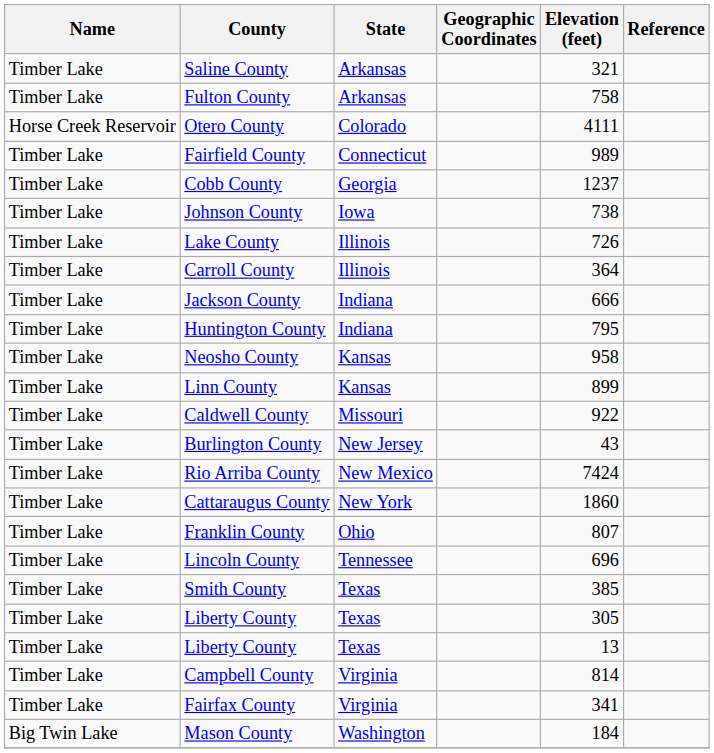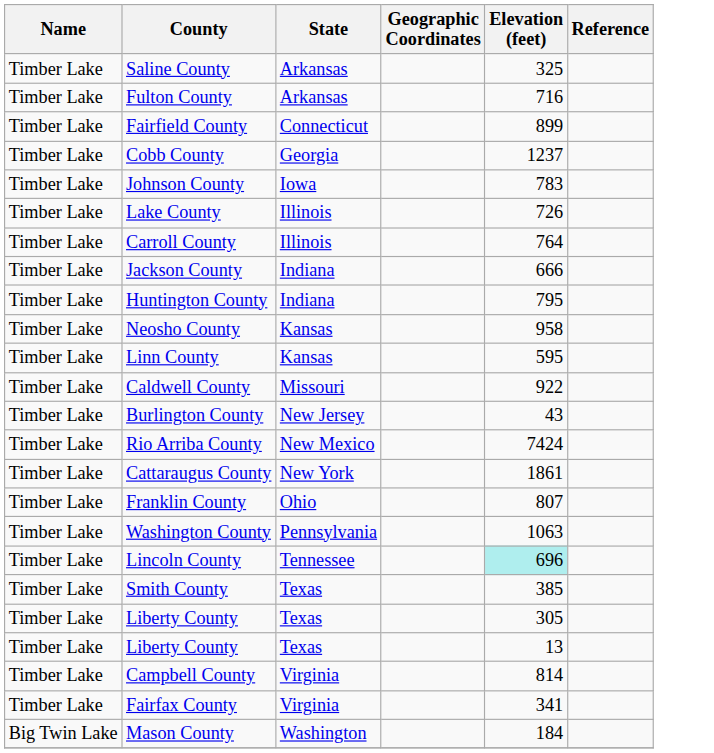(605, 68) 321 -> (549, 68) 325
(605, 97) 758 -> (549, 97) 716
- row: (234, 126)
(605, 155) 989 -> (549, 126) 899
(605, 213) 738 -> (549, 184) 783
(605, 270) 364 -> (549, 241) 764
(605, 386) 899 -> (549, 357) 595
(601, 502) 1860 -> (545, 473) 1861
+ row: (198, 531)
(605, 560) no background -> (549, 560) paleturquoise background
